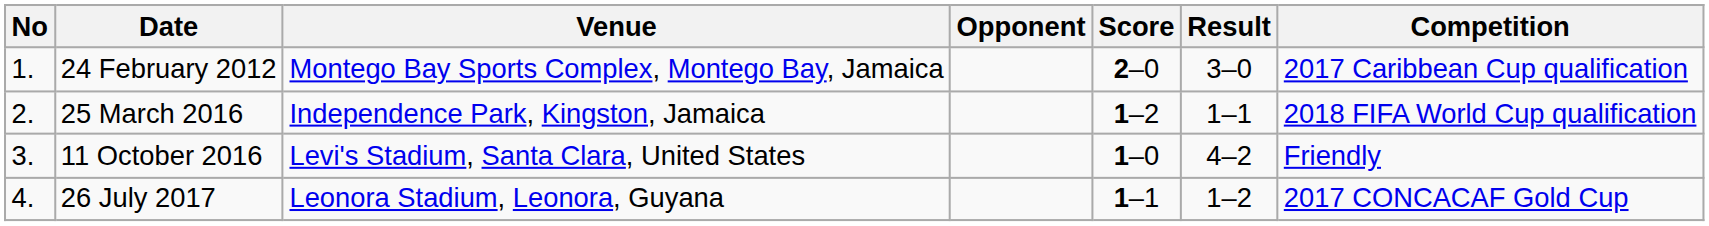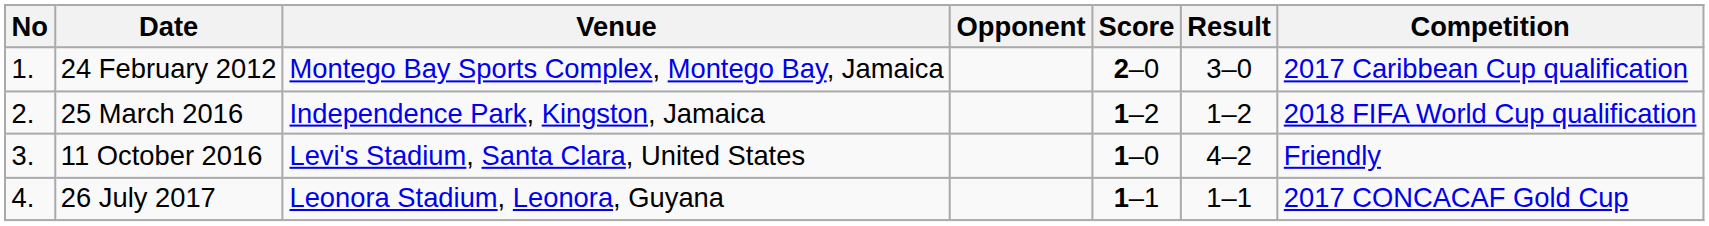(1229, 112) 1–1 -> (1229, 112) 1–2
(1229, 199) 1–2 -> (1229, 199) 1–1
